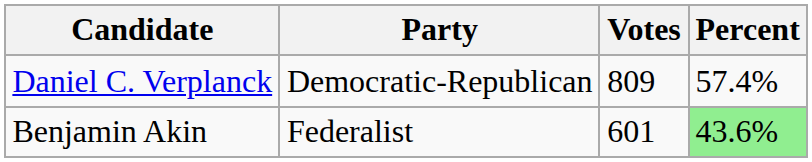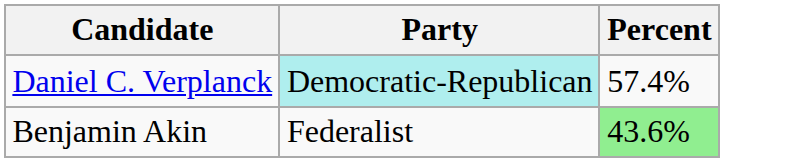- column: (644, 29)
(440, 80) no background -> (440, 80) paleturquoise background
